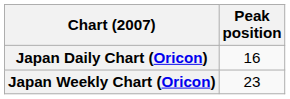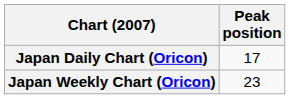(252, 57) 16 -> (252, 57) 17
